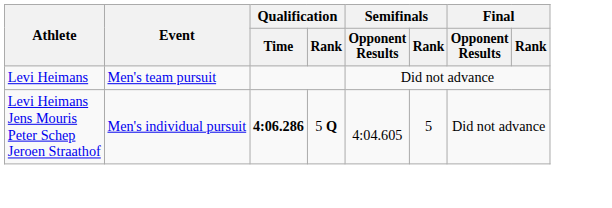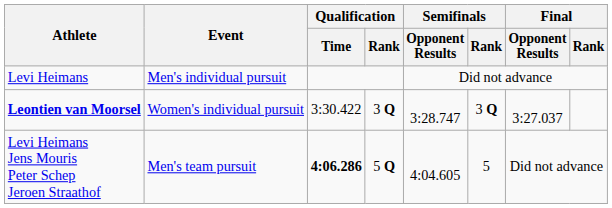(162, 78) Men's team pursuit -> (217, 78) Men's individual pursuit
+ row: (74, 110)
(177, 127) Men's individual pursuit -> (202, 167) Men's team pursuit
